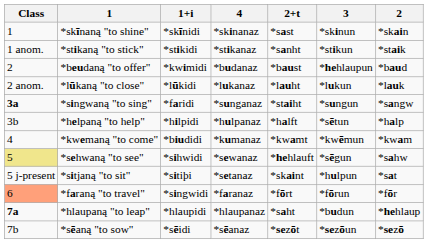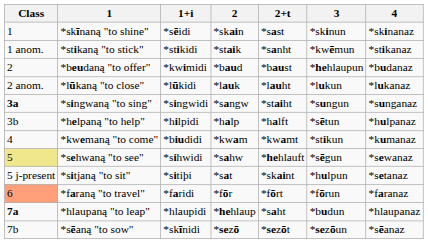columns swapped: (399, 13) <-> (239, 13)
(182, 31) *skīnidi -> (177, 31) *sēidi
(336, 49) *stikun -> (332, 49) *kwēmun
(179, 103) *faridi -> (186, 103) *singwidi
(342, 139) *kwēmun -> (326, 139) *stikun
(186, 193) *singwidi -> (179, 193) *faridi
(177, 229) *sēidi -> (182, 229) *skīnidi
